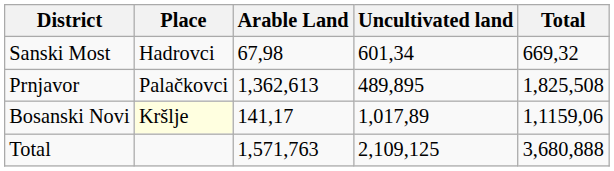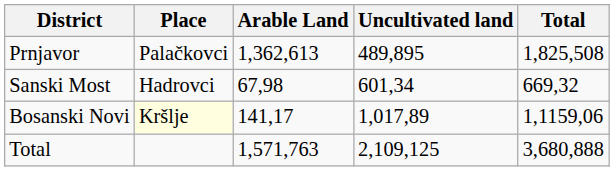rows swapped: (44, 85) <-> (60, 52)
